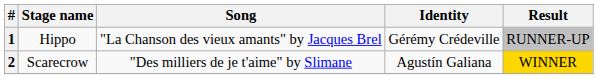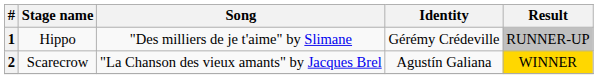(241, 39) "La Chanson des vieux amants" by Jacques Brel -> (241, 39) "Des milliers de je t'aime" by Slimane
(241, 62) "Des milliers de je t'aime" by Slimane -> (241, 62) "La Chanson des vieux amants" by Jacques Brel
